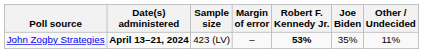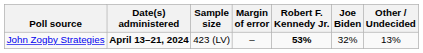(348, 40) 35% -> (348, 40) 32%
(391, 40) 11% -> (391, 40) 13%
